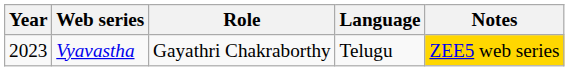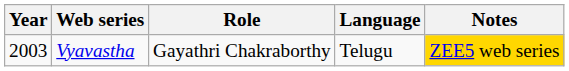(28, 50) 2023 -> (28, 50) 2003
